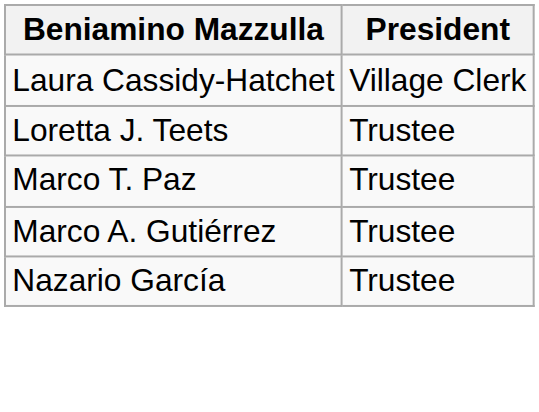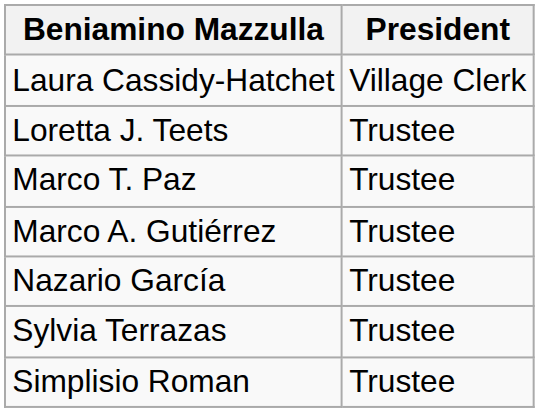+ row: (119, 331)
+ row: (131, 381)
